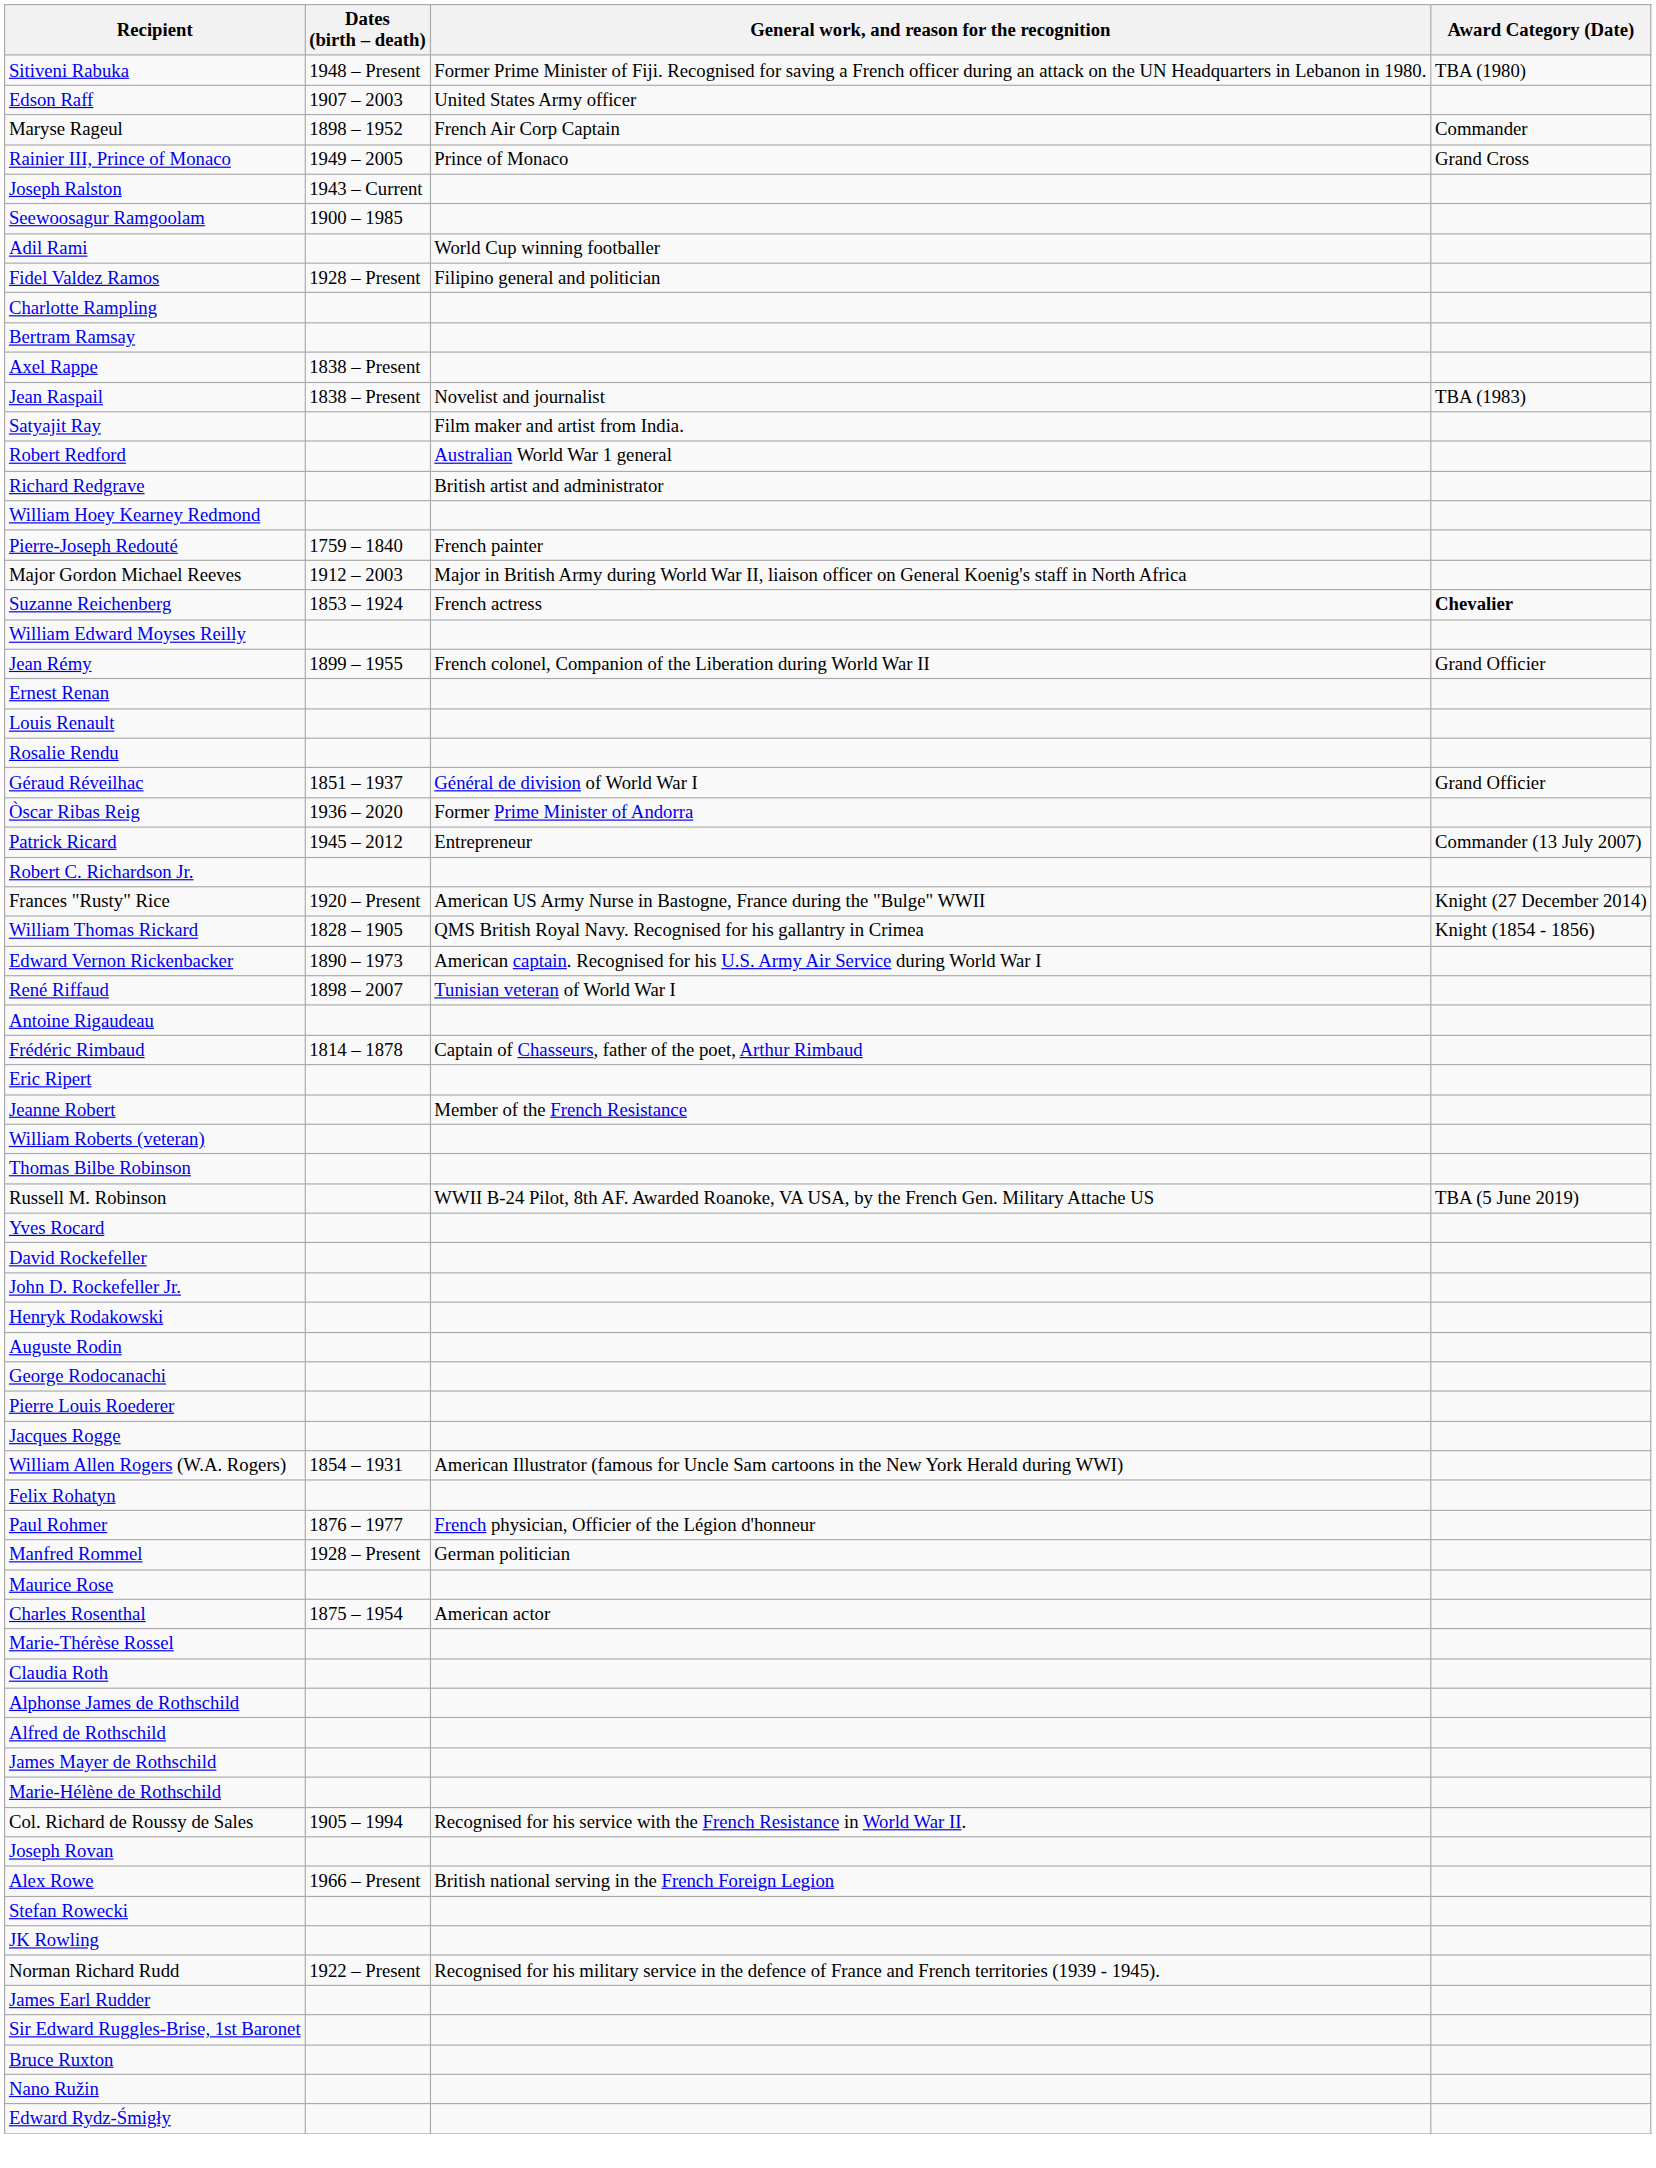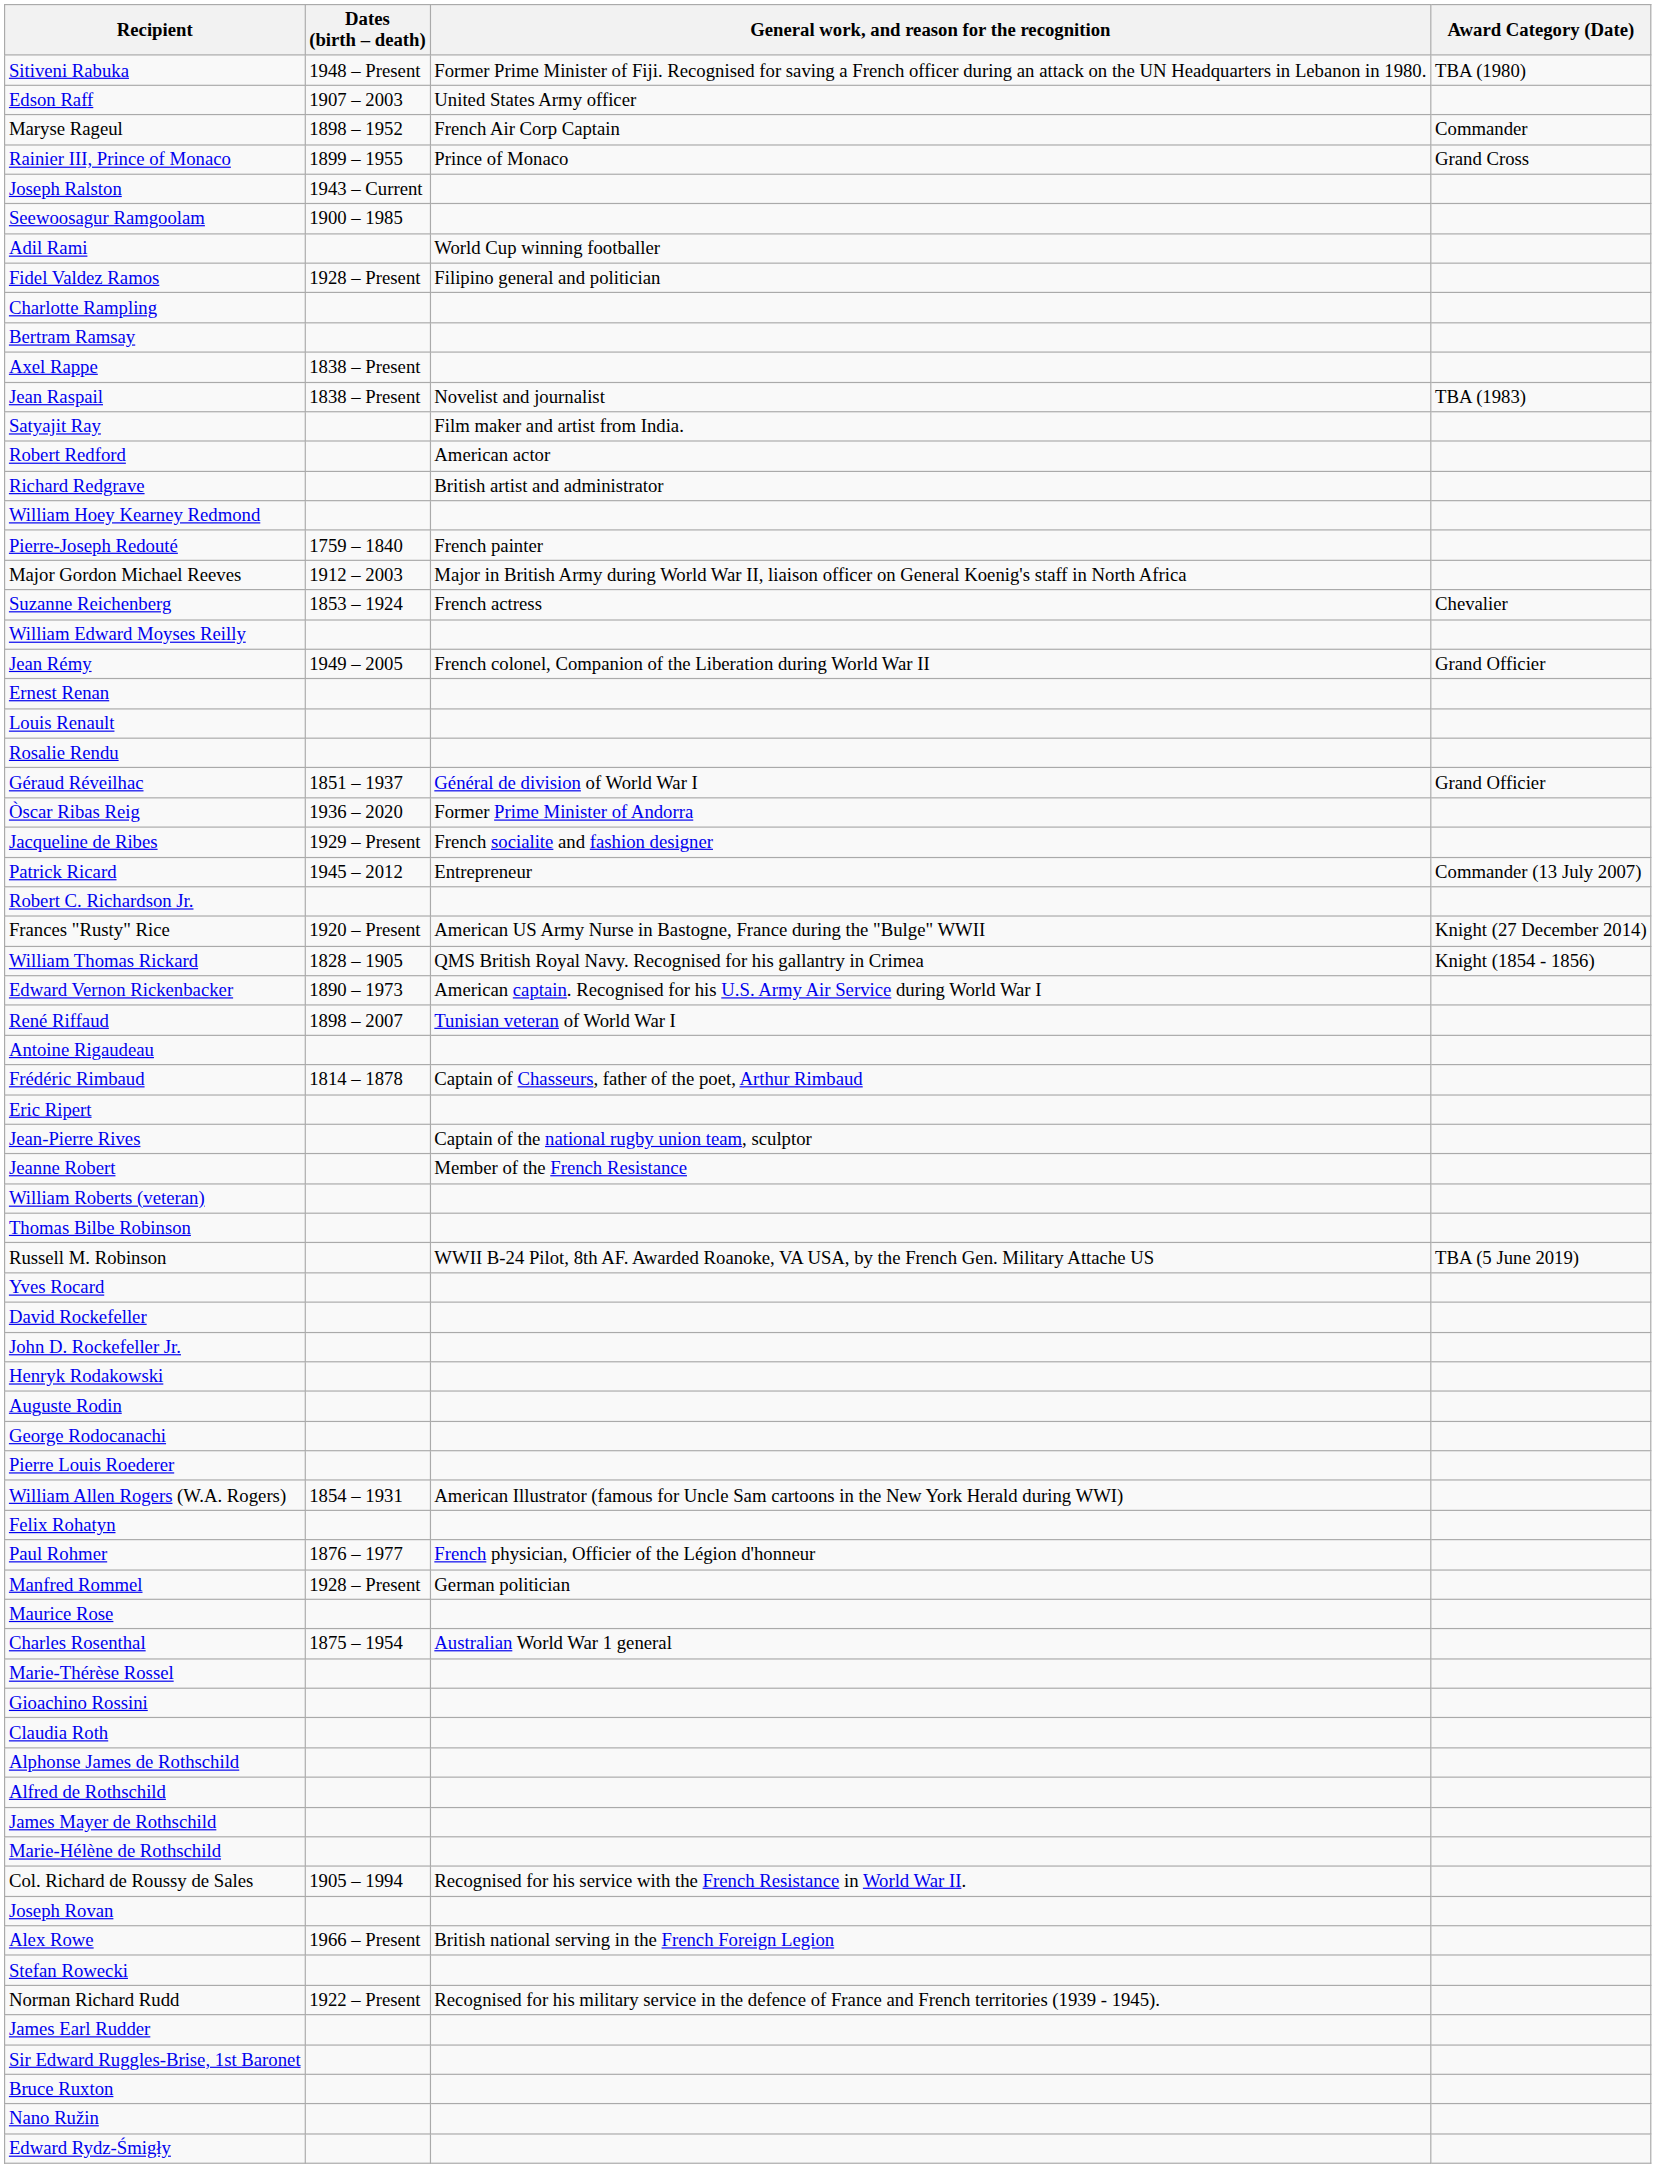(356, 159) 1949 – 2005 -> (356, 159) 1899 – 1955
(553, 456) Australian World War 1 general -> (492, 456) American actor
(1474, 604) bold -> (1471, 604) normal
(356, 663) 1899 – 1955 -> (356, 663) 1949 – 2005
+ row: (83, 842)
+ row: (75, 1138)
- row: (65, 1435)
(492, 1613) American actor -> (553, 1643) Australian World War 1 general
+ row: (78, 1702)
- row: (54, 1940)
